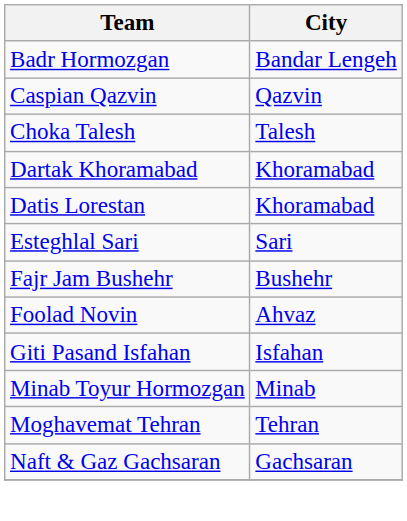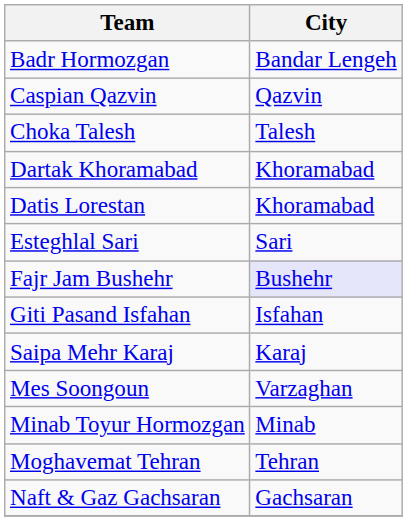(294, 278) no background -> (294, 278) lavender background
- row: (74, 315)
+ row: (92, 351)
+ row: (79, 388)
